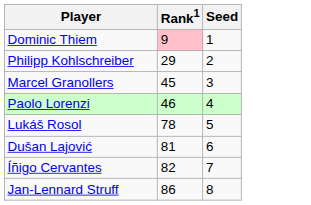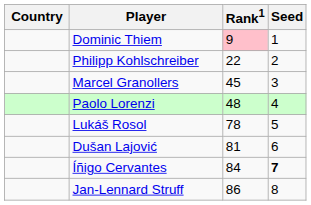+ column: (37, 16)
(168, 61) 29 -> (233, 61) 22
(168, 104) 46 -> (233, 104) 48
(168, 167) 82 -> (233, 167) 84
(210, 167) normal -> (275, 167) bold
